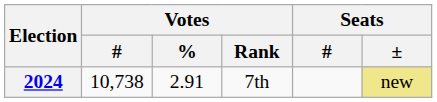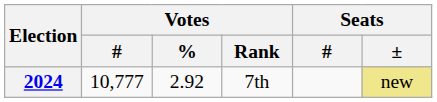(117, 81) 10,738 -> (117, 81) 10,777
(187, 81) 2.91 -> (187, 81) 2.92
